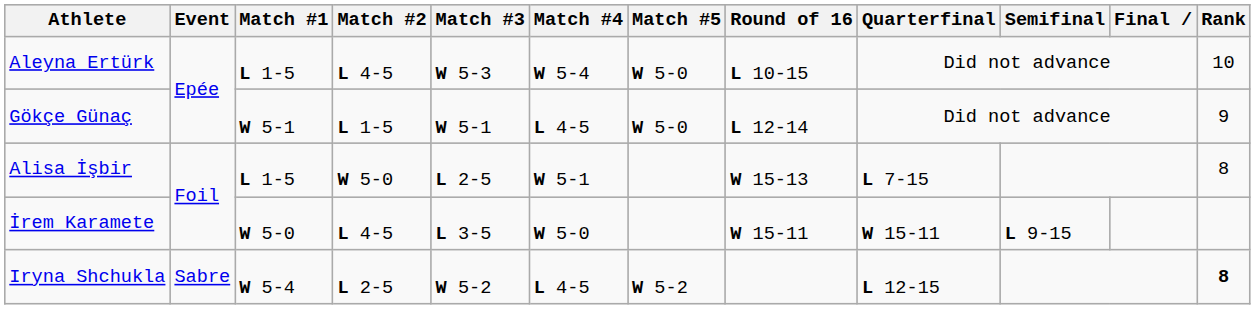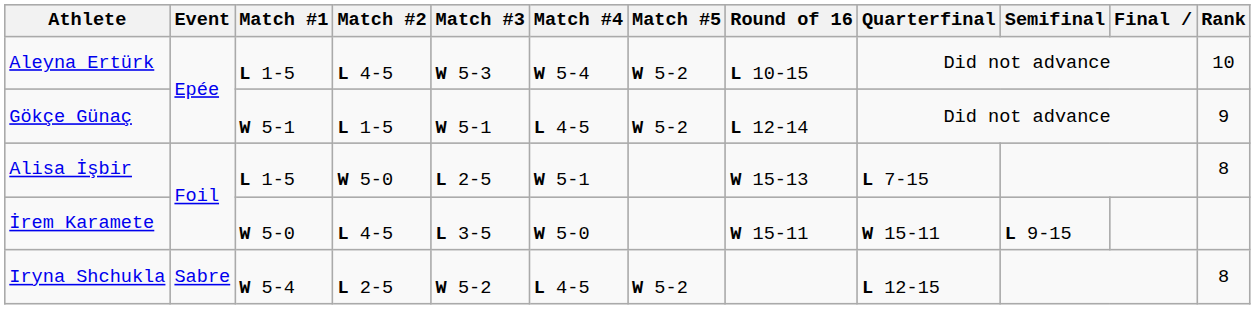(660, 74) W 5-0 -> (660, 74) W 5-2
(660, 127) W 5-0 -> (660, 127) W 5-2
(1223, 277) bold -> (1223, 277) normal
